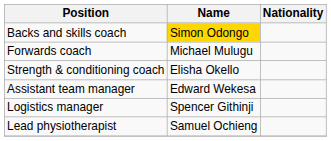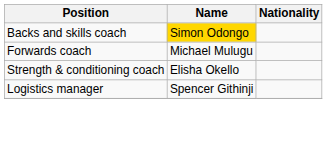- row: (71, 88)
- row: (62, 126)
